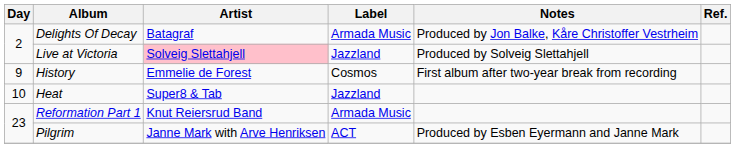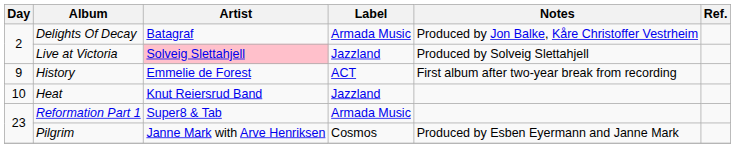(354, 73) Cosmos -> (344, 73) ACT
(184, 93) Super8 & Tab -> (204, 93) Knut Reiersrud Band
(204, 113) Knut Reiersrud Band -> (184, 113) Super8 & Tab
(344, 133) ACT -> (354, 133) Cosmos
